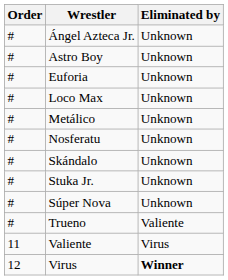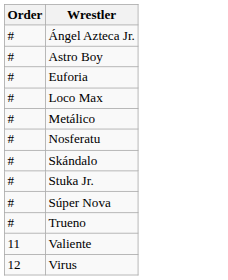- column: (180, 14)
